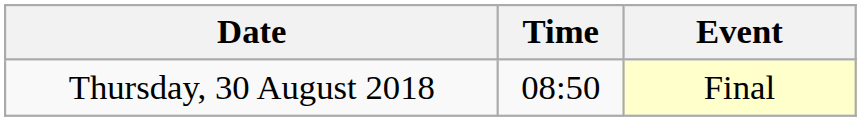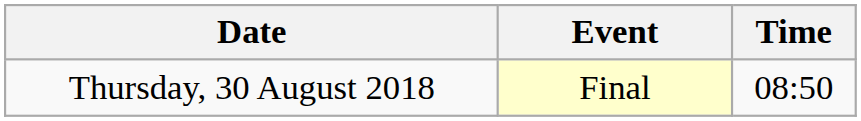columns swapped: (561, 32) <-> (739, 32)
